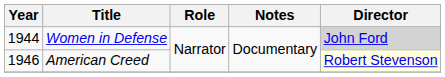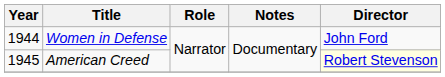(356, 38) lightgrey background -> (356, 38) no background
(24, 60) 1946 -> (24, 60) 1945
